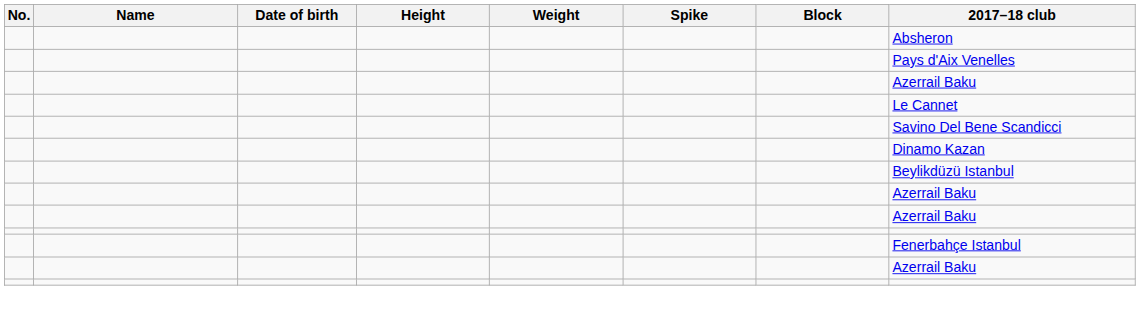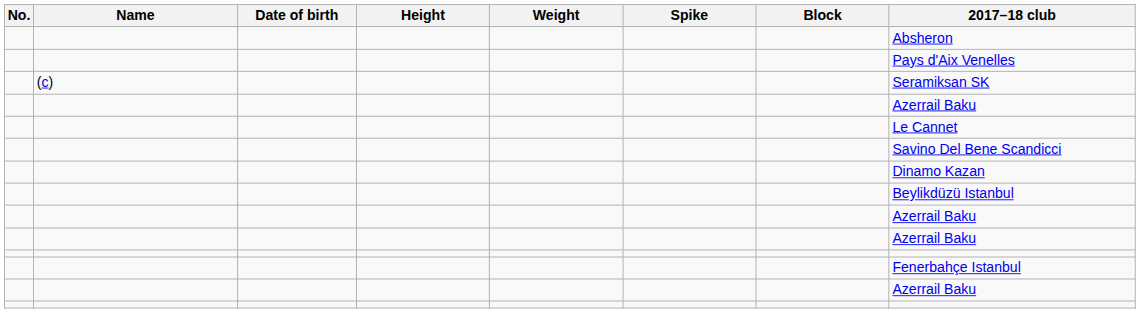+ row: (19, 83)
